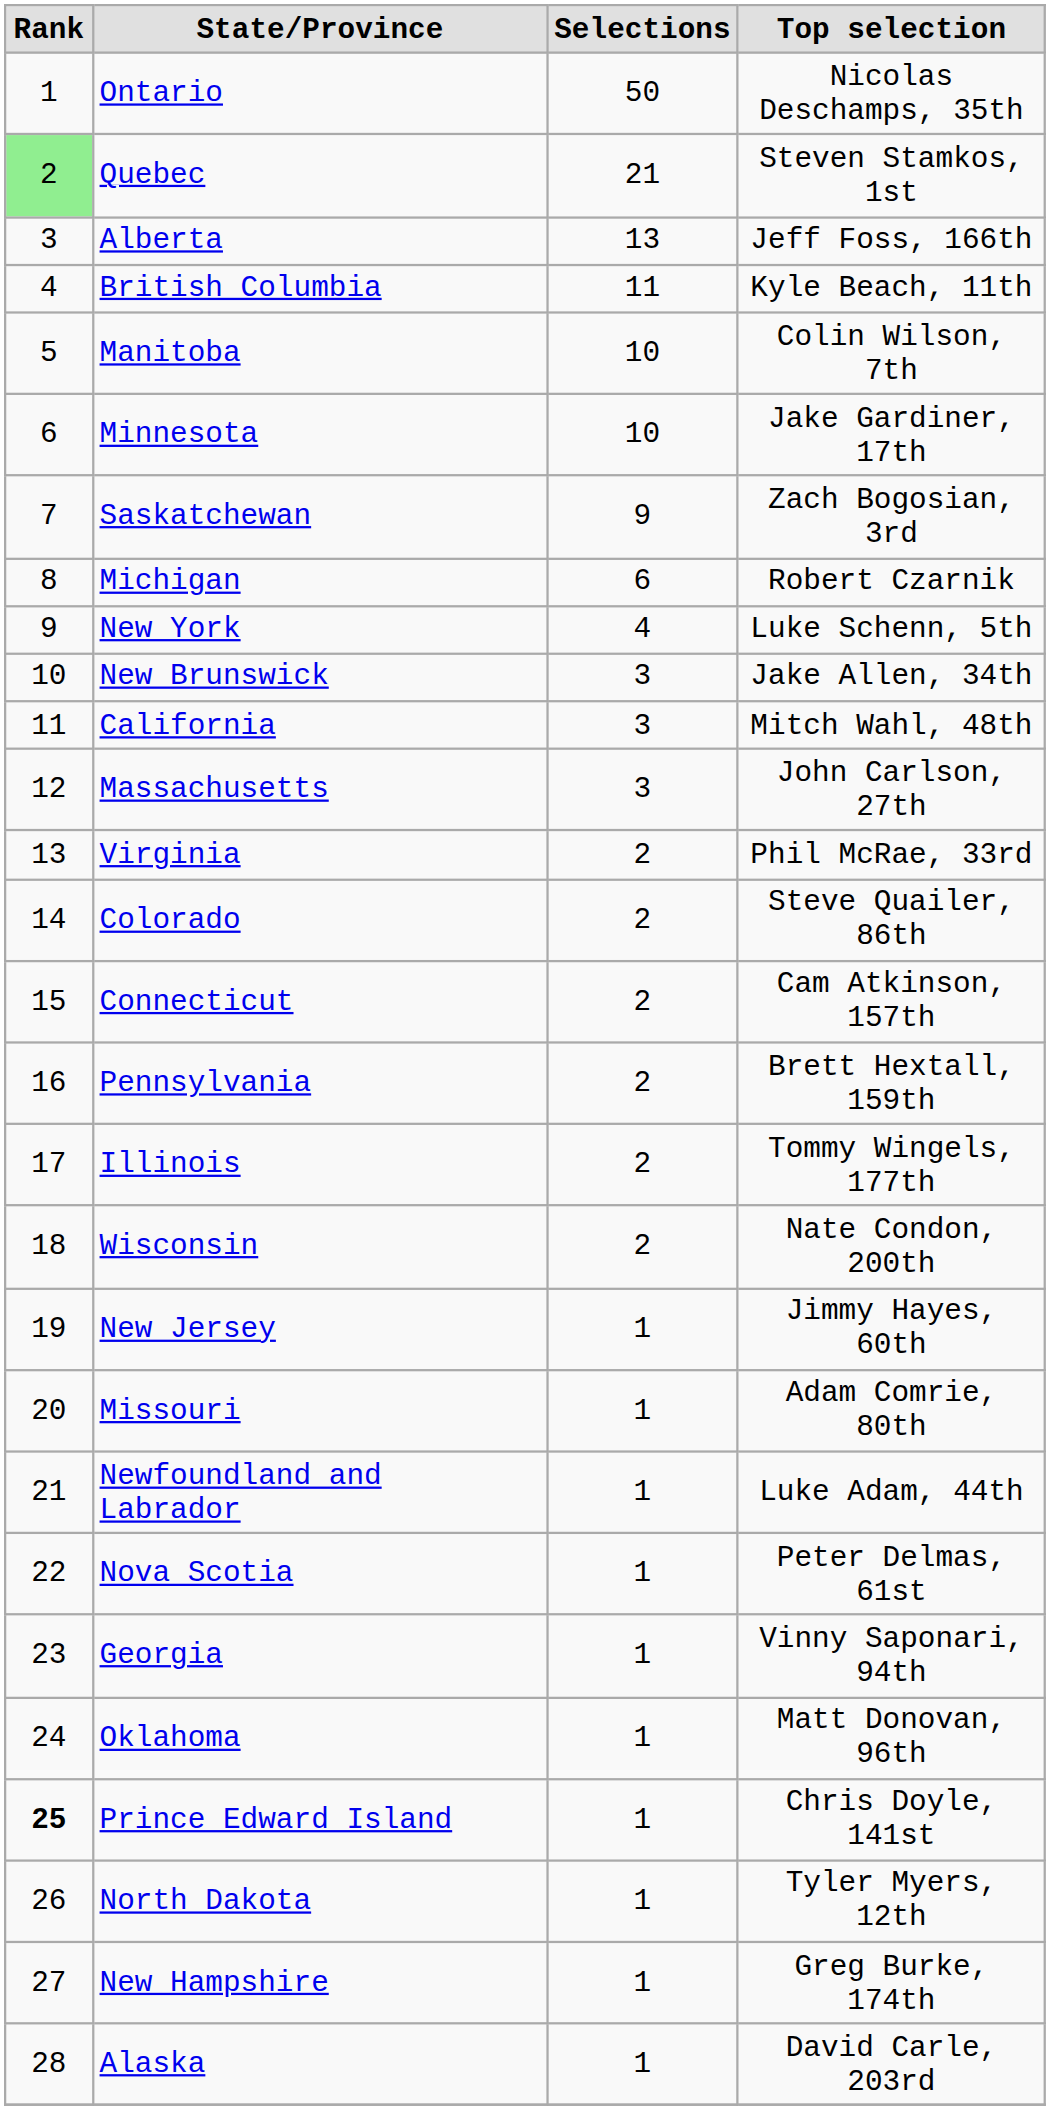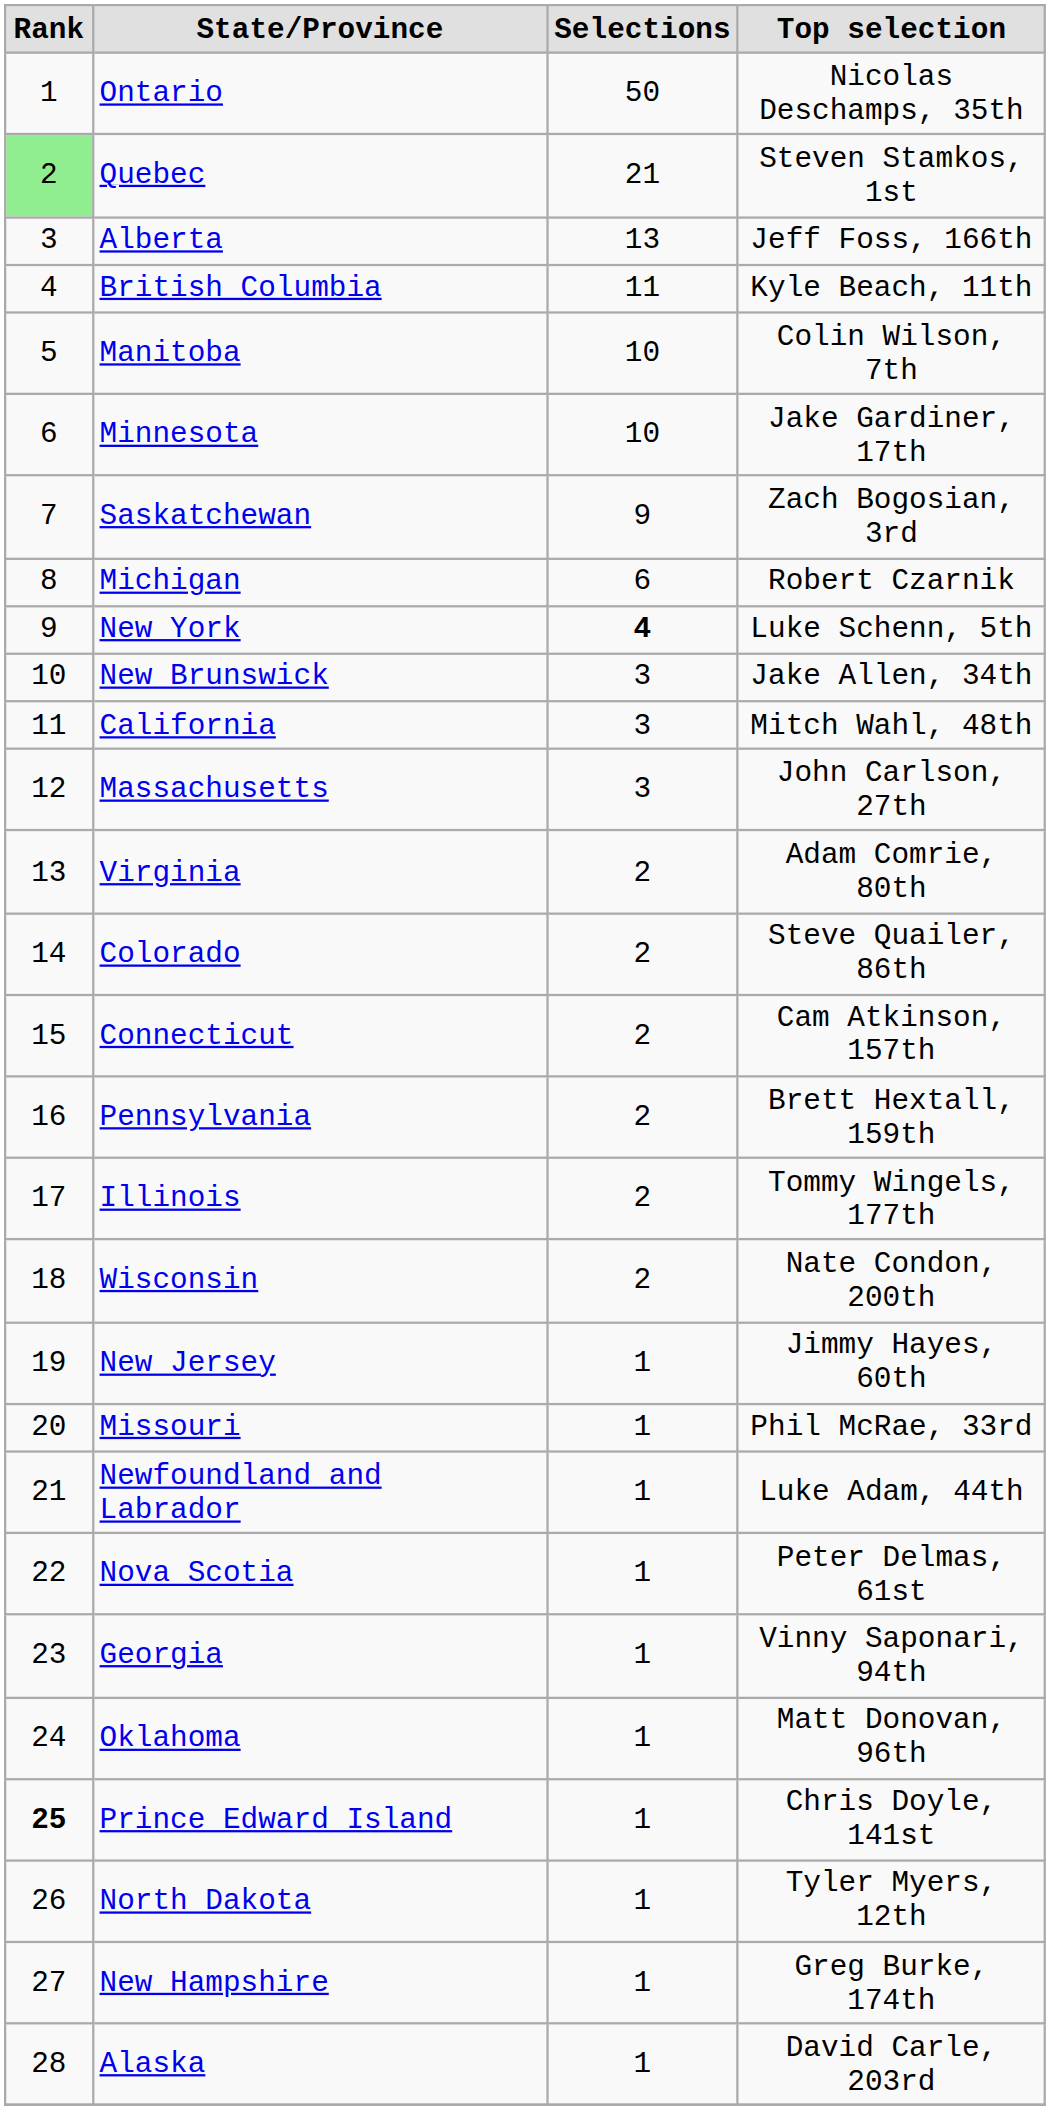(642, 630) normal -> (642, 630) bold
(891, 855) Phil McRae, 33rd -> (891, 872) Adam Comrie, 80th
(891, 1410) Adam Comrie, 80th -> (891, 1427) Phil McRae, 33rd
